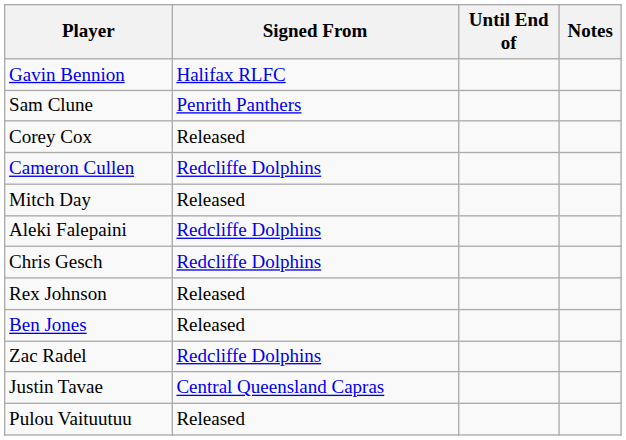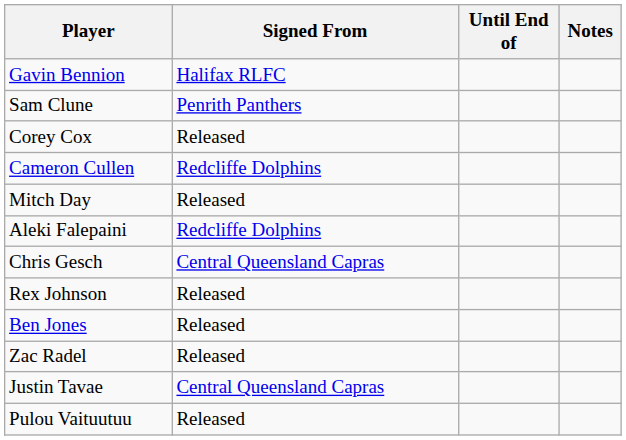(249, 262) Redcliffe Dolphins -> (280, 262) Central Queensland Capras
(249, 356) Redcliffe Dolphins -> (211, 356) Released
